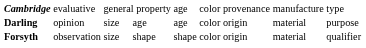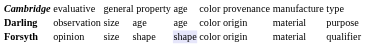(69, 22) opinion -> (77, 22) observation
(77, 37) observation -> (69, 37) opinion
(185, 37) no background -> (185, 37) lavender background
